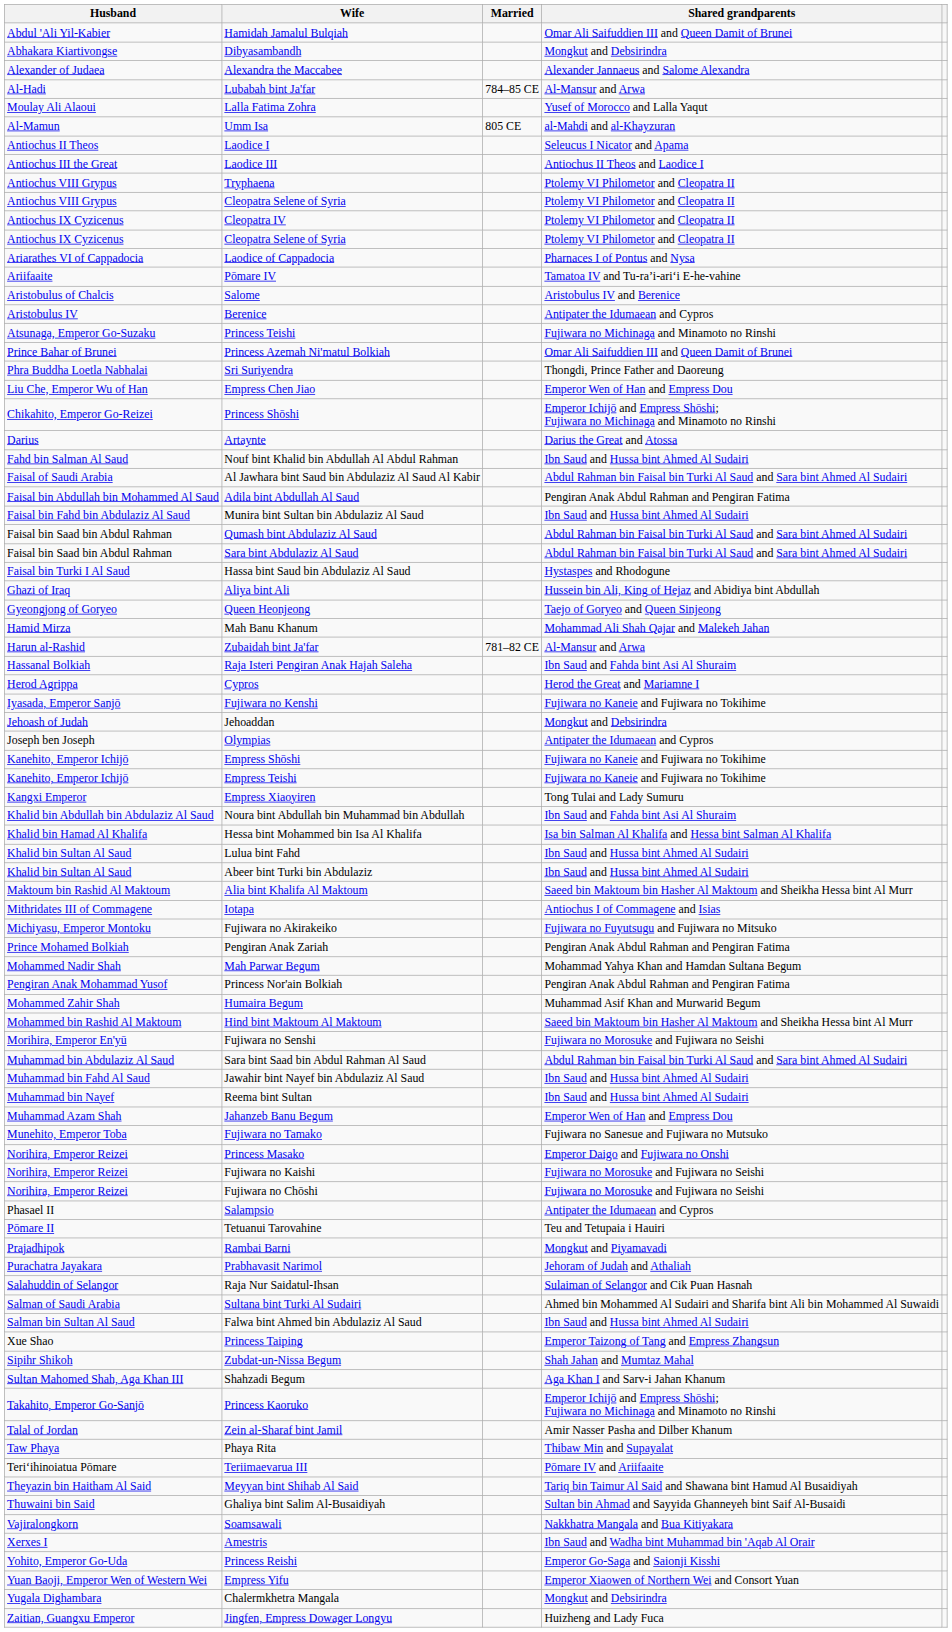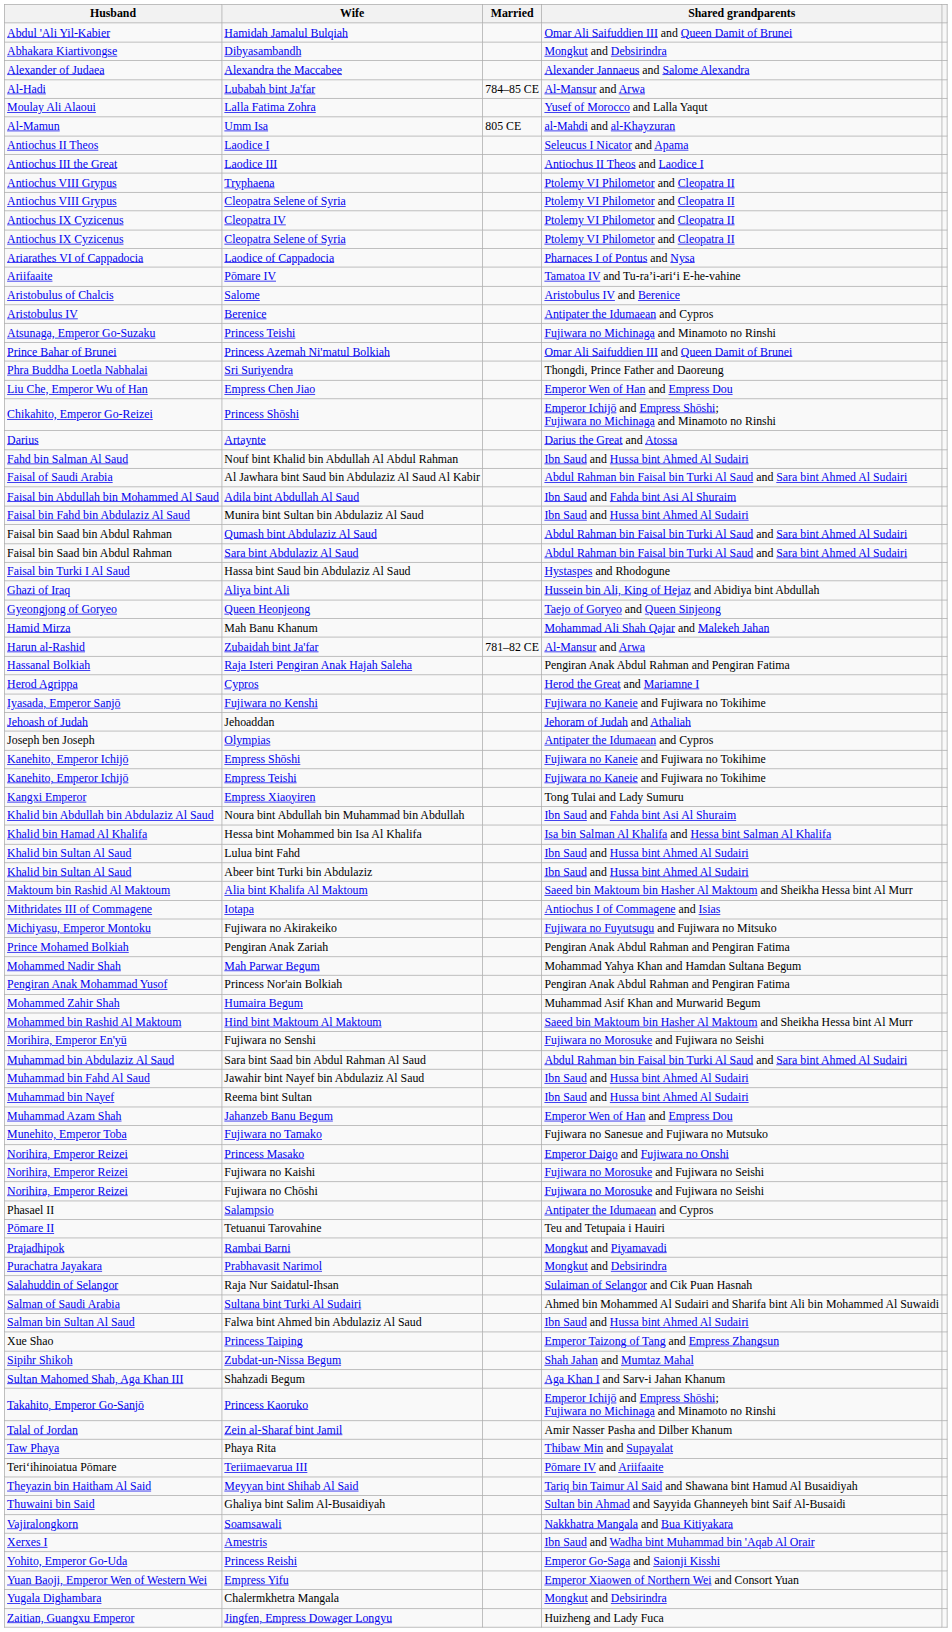(667, 496) Pengiran Anak Abdul Rahman and Pengiran Fatima -> (640, 496) Ibn Saud and Fahda bint Asi Al Shuraim
(640, 665) Ibn Saud and Fahda bint Asi Al Shuraim -> (667, 665) Pengiran Anak Abdul Rahman and Pengiran Fatima
(606, 721) Mongkut and Debsirindra -> (618, 721) Jehoram of Judah and Athaliah
(618, 1266) Jehoram of Judah and Athaliah -> (606, 1266) Mongkut and Debsirindra
